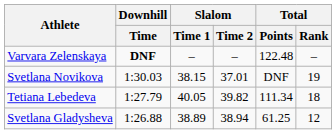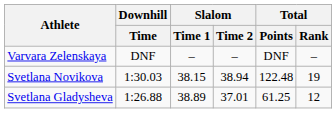(143, 56) bold -> (143, 56) normal
(276, 56) 122.48 -> (276, 56) DNF
(235, 77) 37.01 -> (235, 77) 38.94
(276, 77) DNF -> (276, 77) 122.48
- row: (52, 97)
(235, 118) 38.94 -> (235, 97) 37.01
